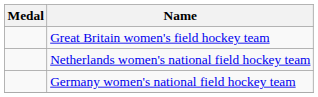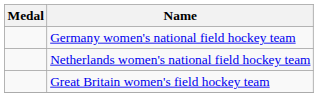rows swapped: (160, 37) <-> (173, 81)
